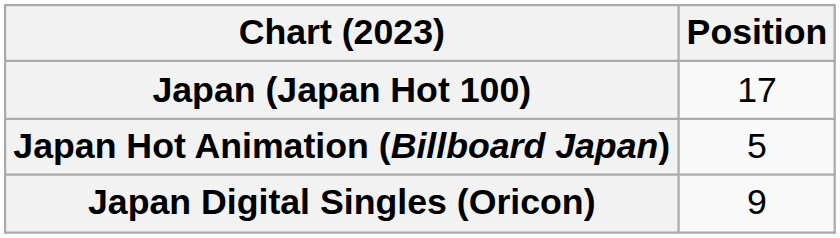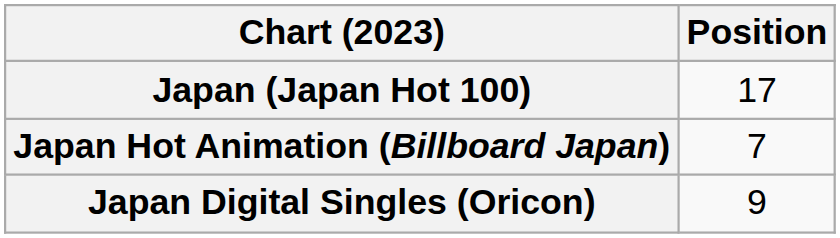(757, 145) 5 -> (757, 145) 7
